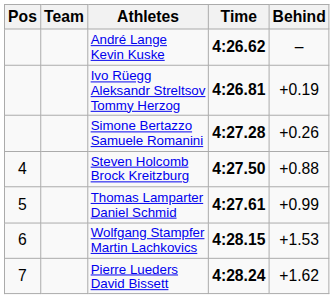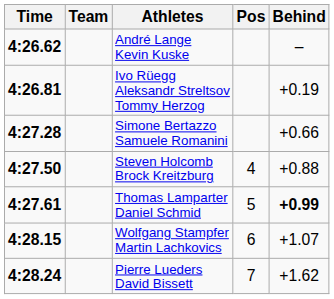columns swapped: (22, 16) <-> (239, 16)
(299, 133) +0.26 -> (299, 133) +0.66
(299, 204) normal -> (299, 204) bold
(299, 240) +1.53 -> (299, 240) +1.07
